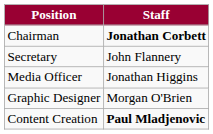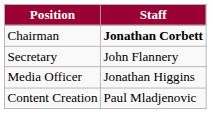- row: (54, 98)
(156, 118) bold -> (150, 98) normal
